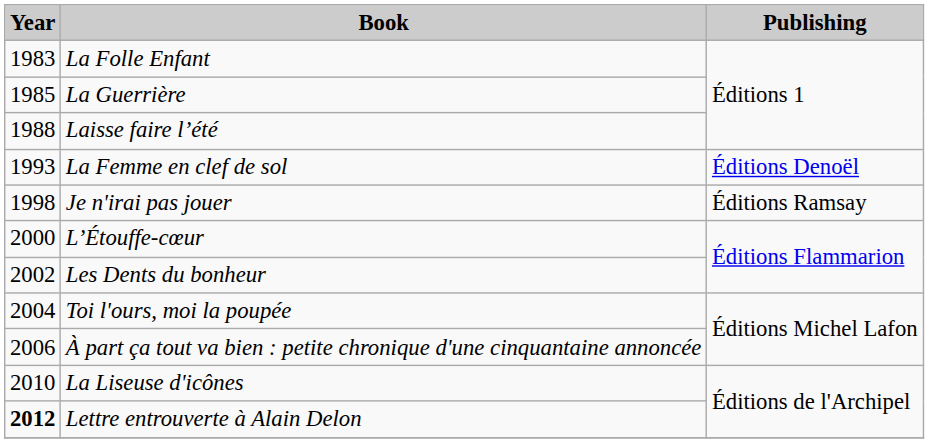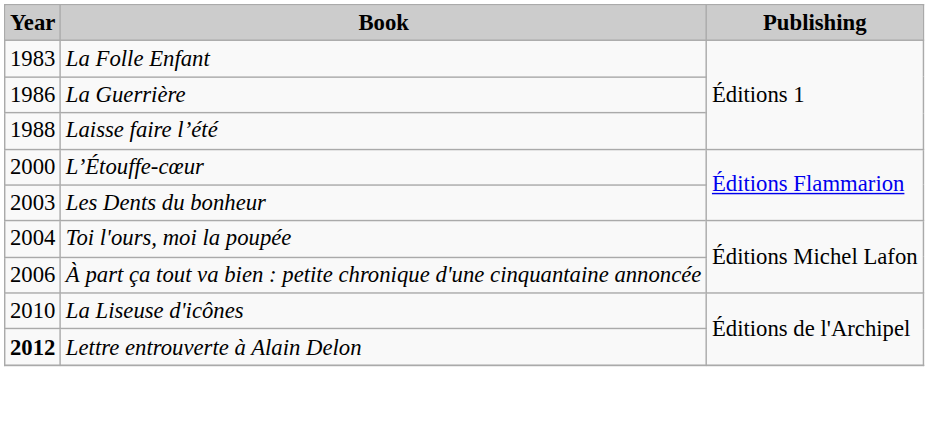(33, 94) 1985 -> (33, 94) 1986
- row: (177, 166)
- row: (149, 202)
(33, 274) 2002 -> (33, 202) 2003
